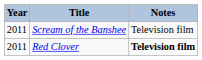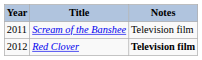(17, 47) 2011 -> (17, 47) 2012
